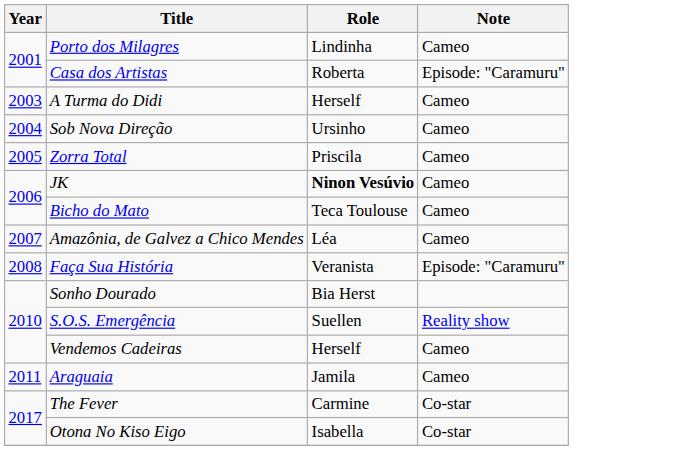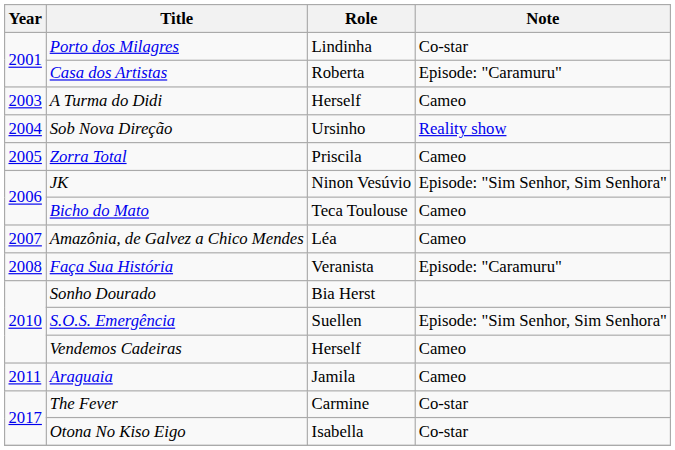(446, 46) Cameo -> (443, 46) Co-star
(446, 128) Cameo -> (463, 128) Reality show
(363, 183) bold -> (361, 183) normal
(446, 183) Cameo -> (543, 183) Episode: "Sim Senhor, Sim Senhora"
(466, 321) Reality show -> (543, 321) Episode: "Sim Senhor, Sim Senhora"
